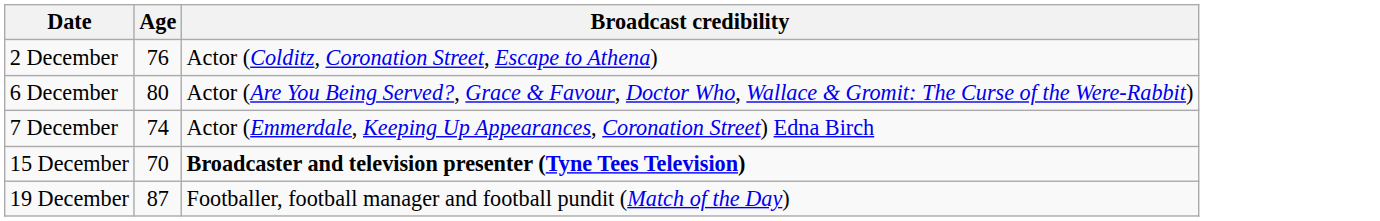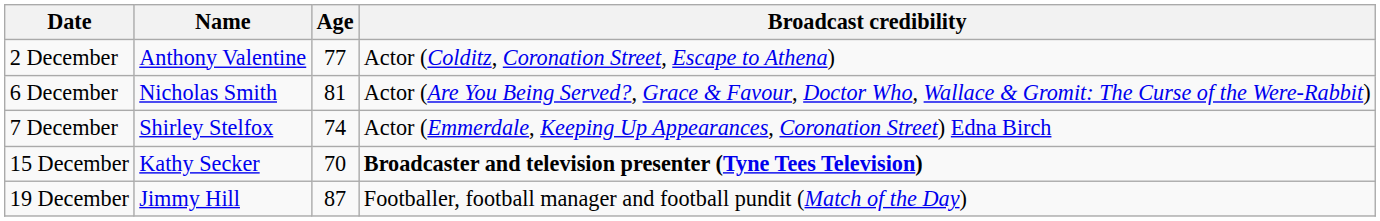+ column: (223, 22)
(158, 57) 76 -> (335, 57) 77
(158, 92) 80 -> (335, 92) 81
